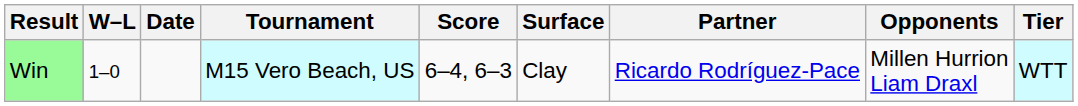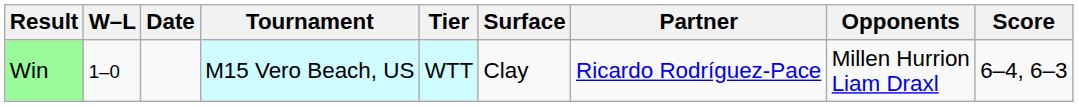columns swapped: (1043, 22) <-> (468, 22)
